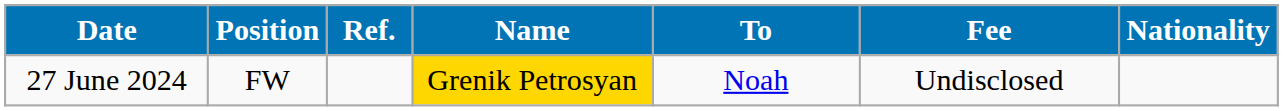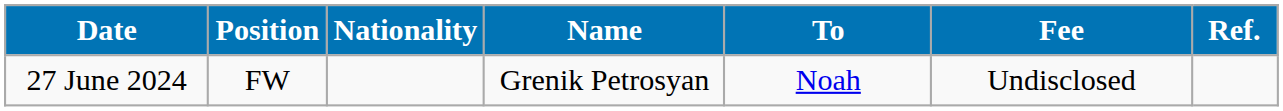columns swapped: (1198, 29) <-> (369, 29)
(532, 79) gold background -> (605, 79) no background
